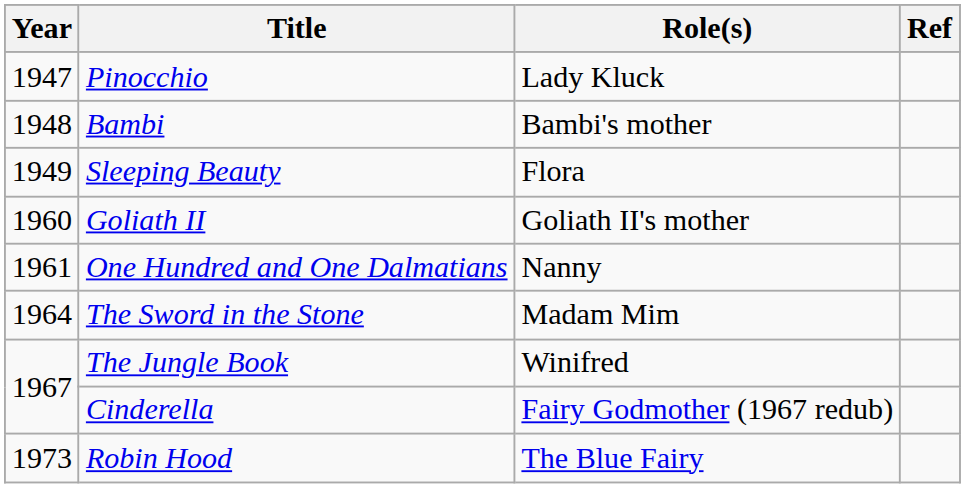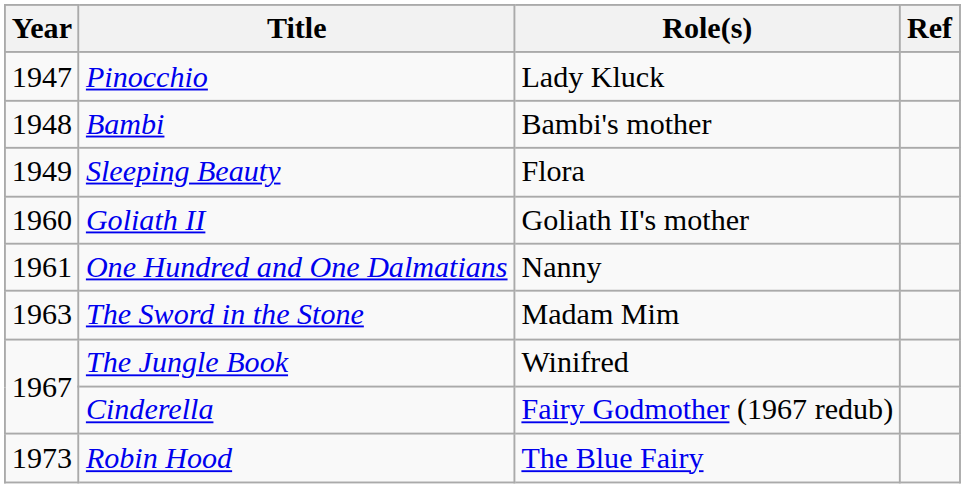(42, 314) 1964 -> (42, 314) 1963
